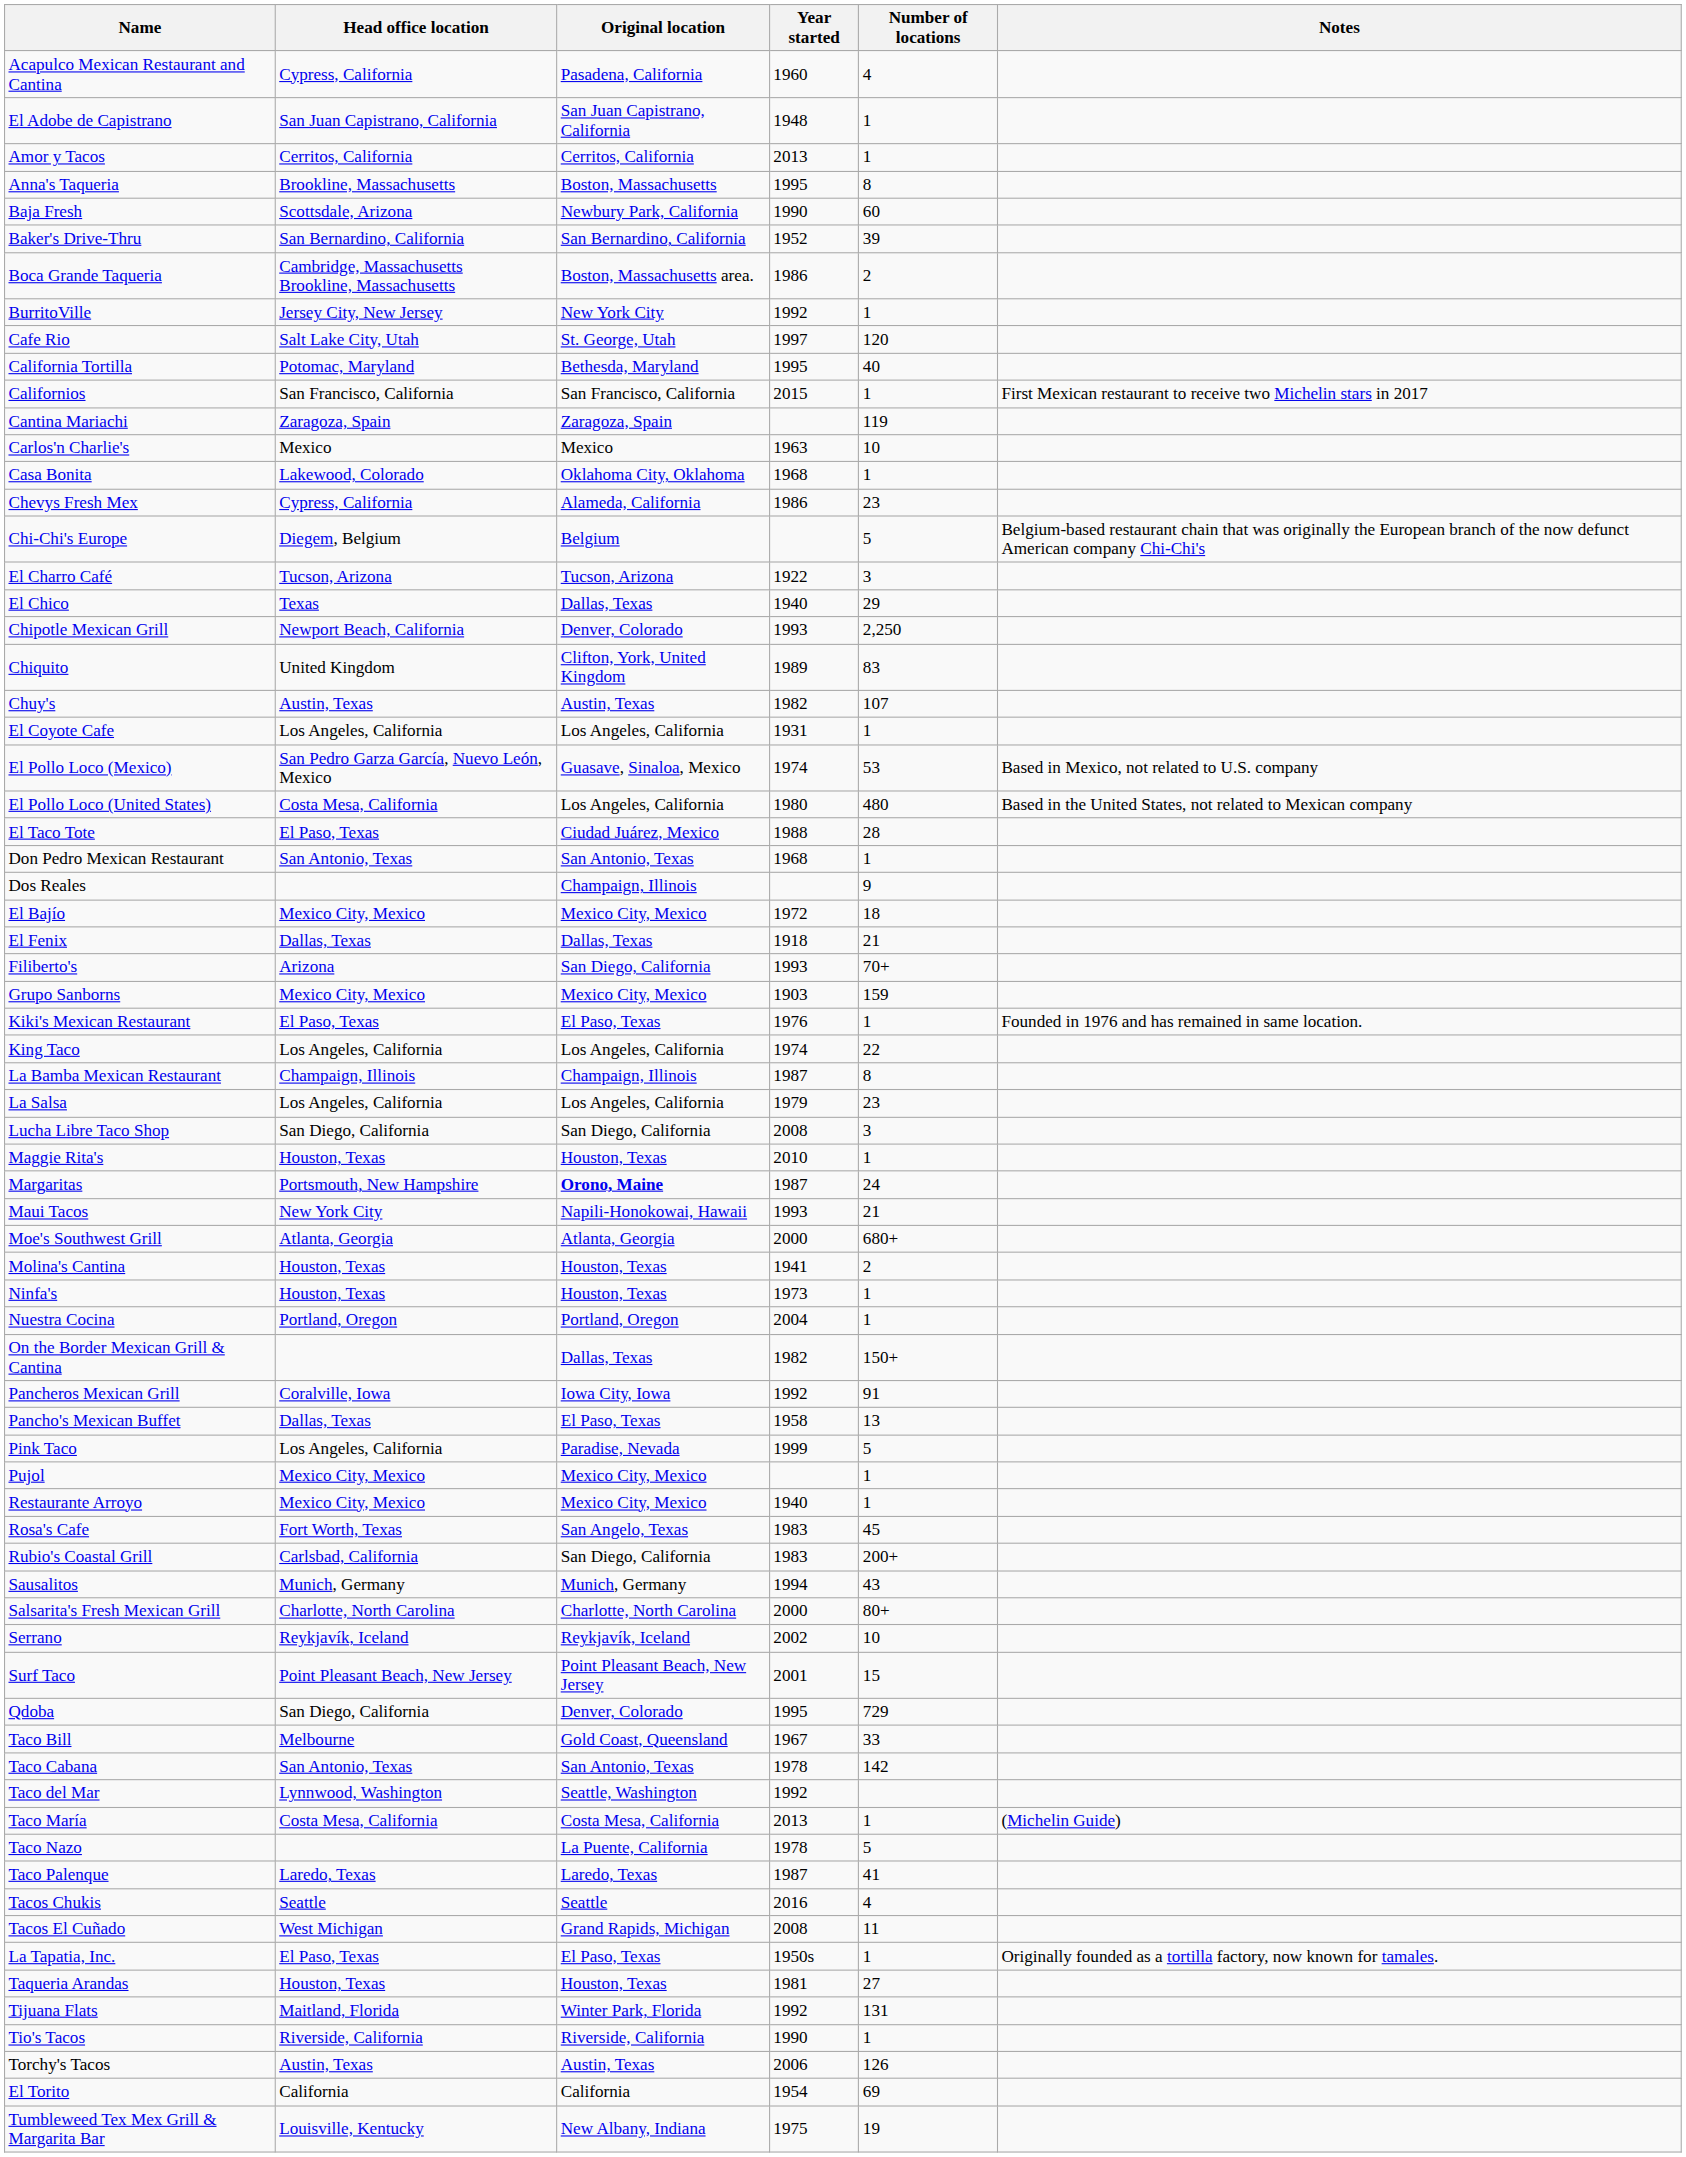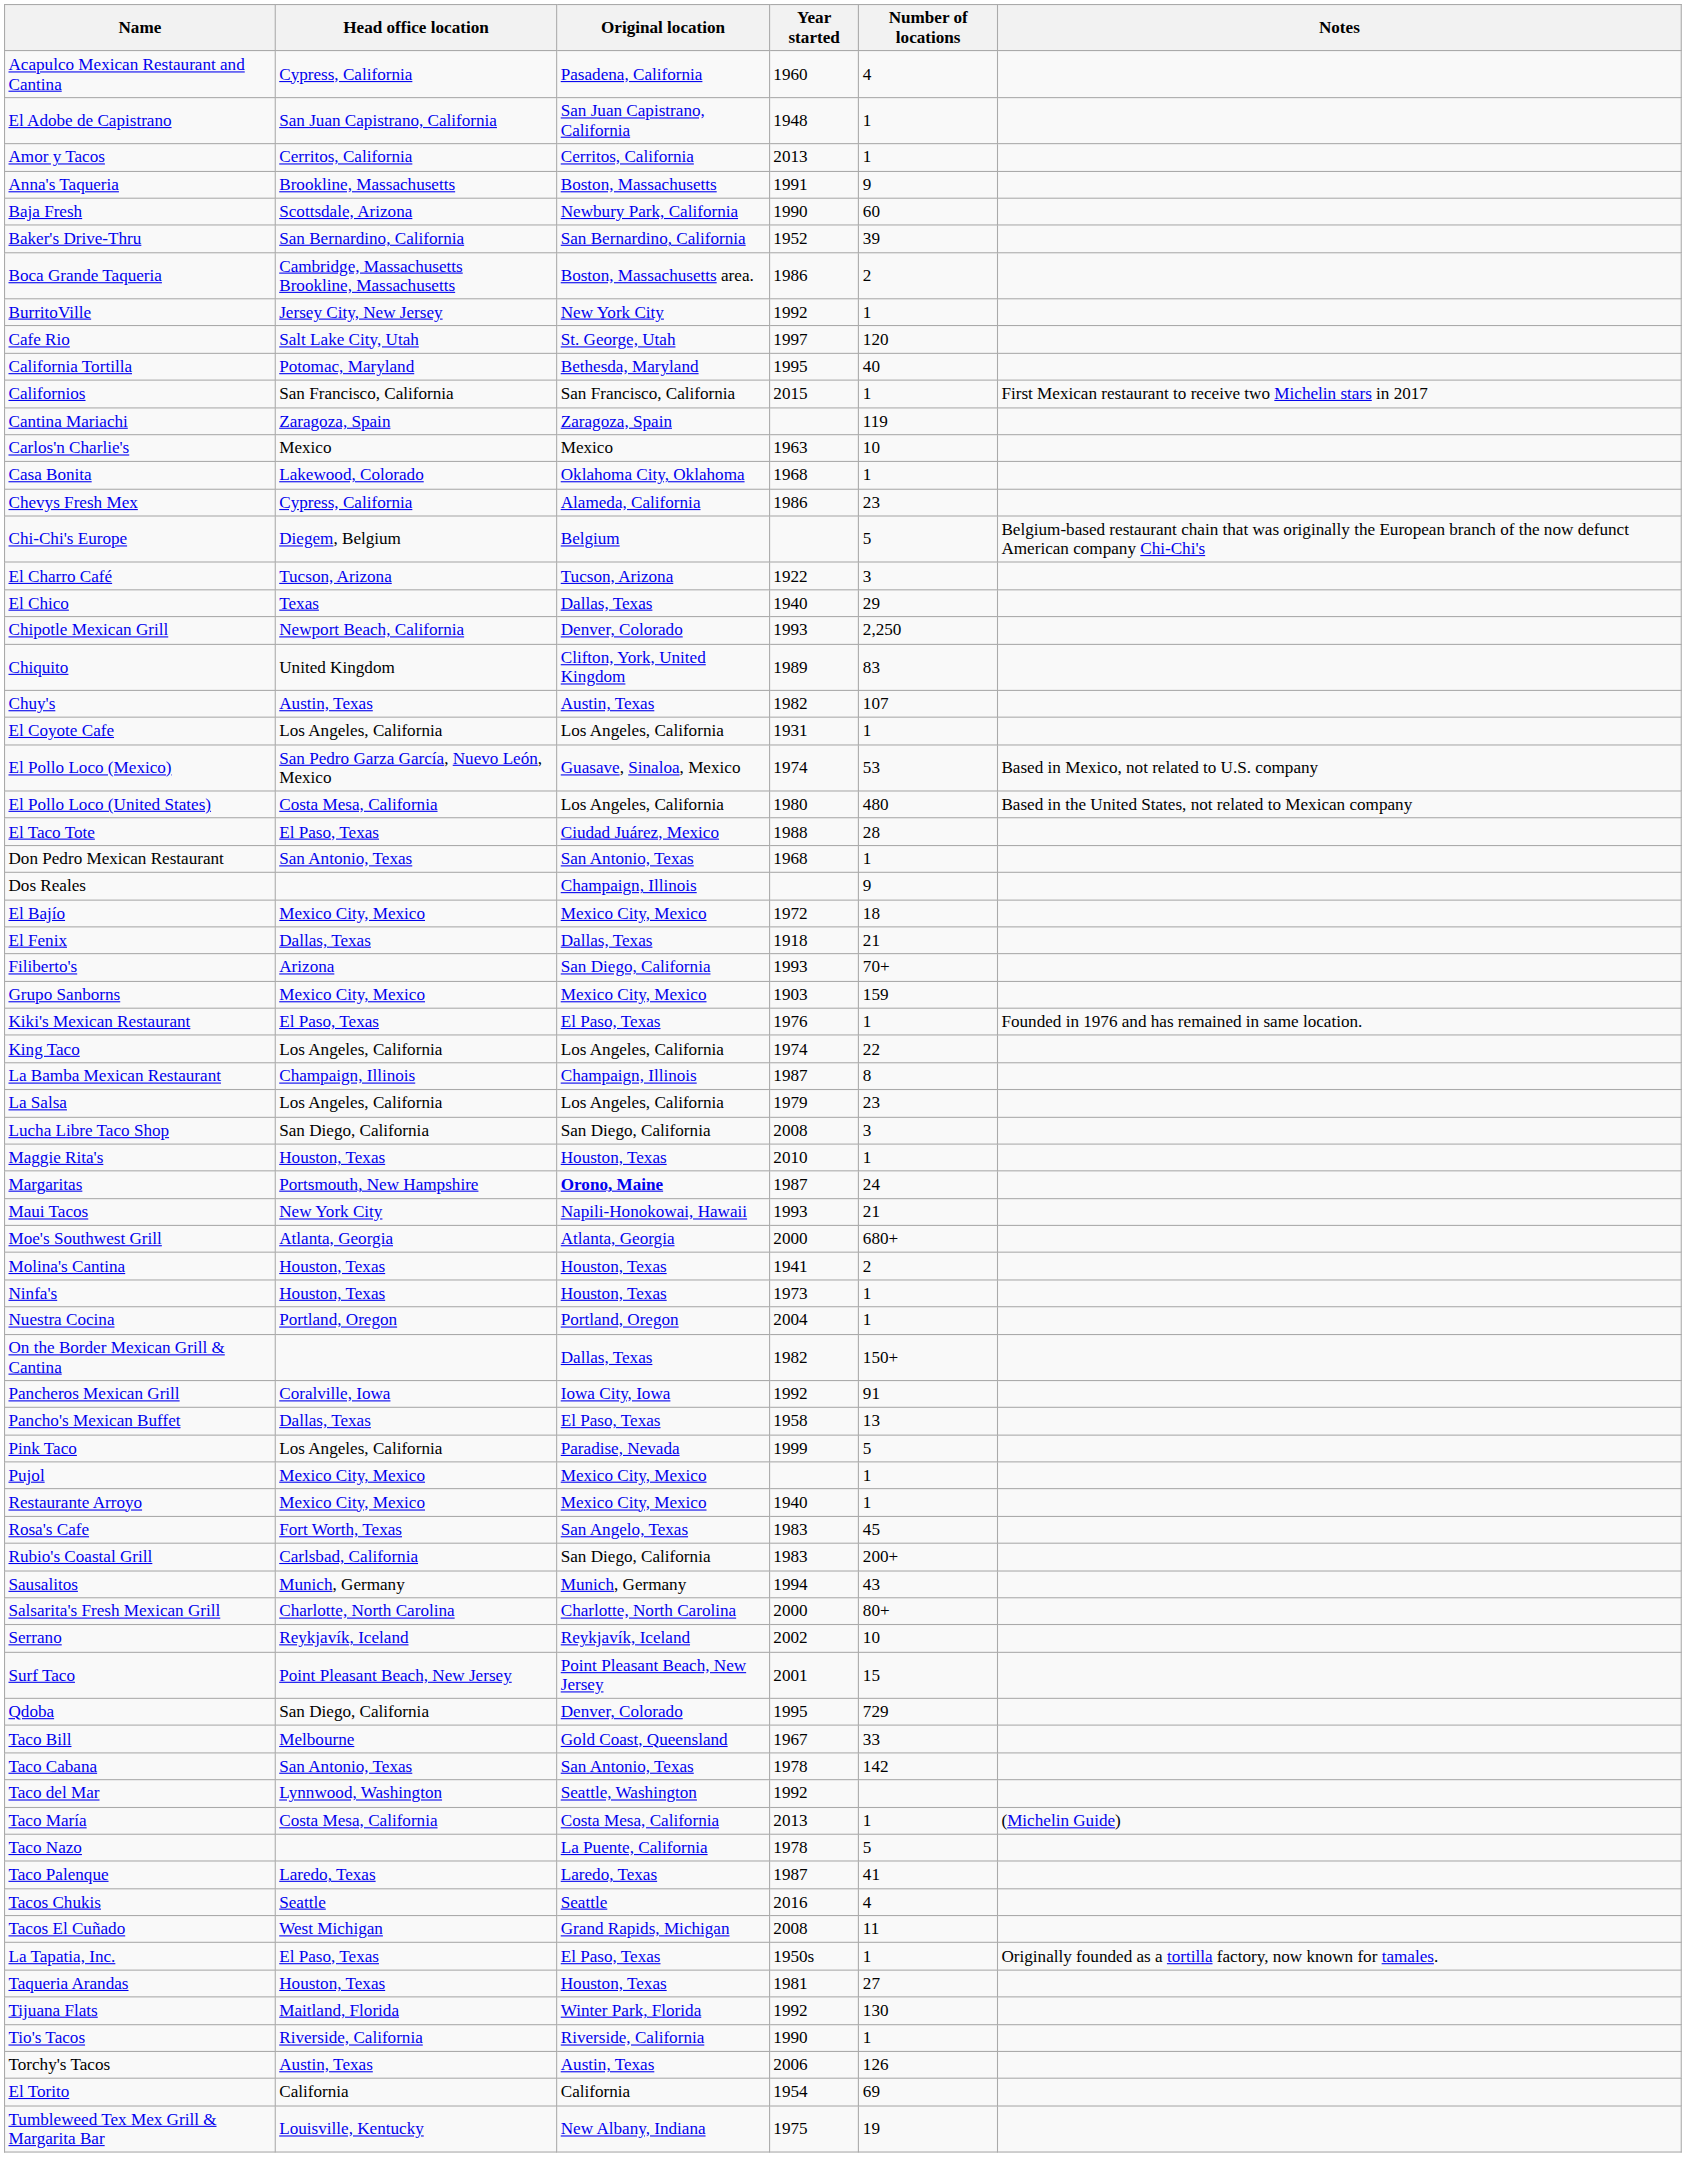(790, 184) 1995 -> (790, 184) 1991
(867, 184) 8 -> (867, 184) 9
(876, 2010) 131 -> (876, 2010) 130
